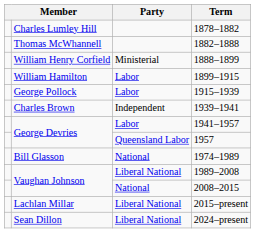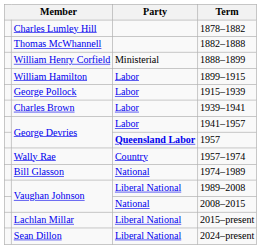(140, 108) Independent -> (127, 108) Labor
(152, 140) normal -> (155, 140) bold
+ row: (223, 156)
